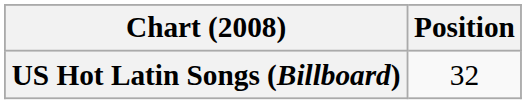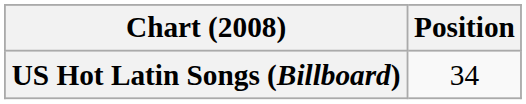(464, 74) 32 -> (464, 74) 34
